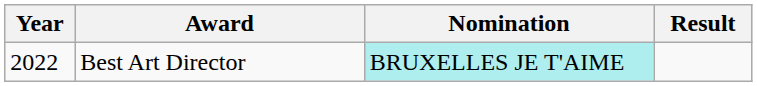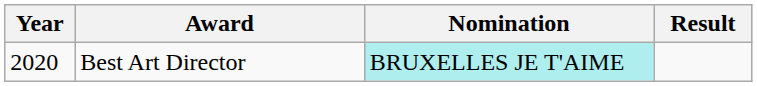(34, 61) 2022 -> (34, 61) 2020
